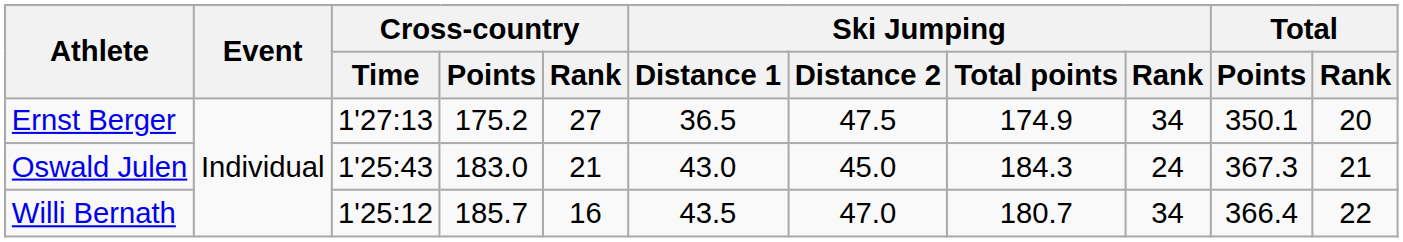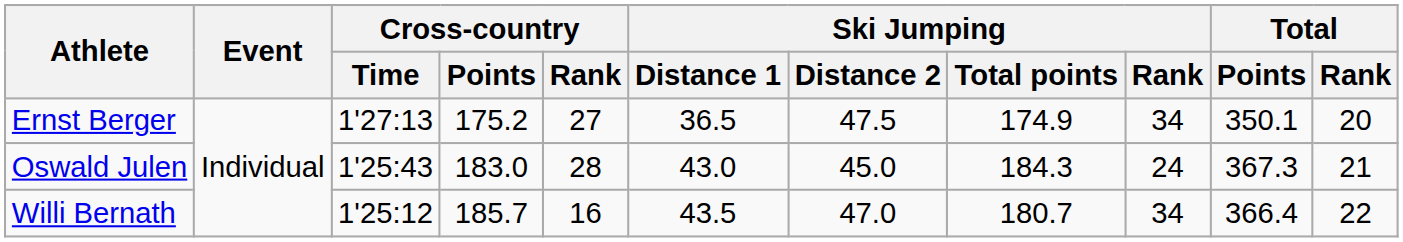(585, 167) 21 -> (585, 167) 28
